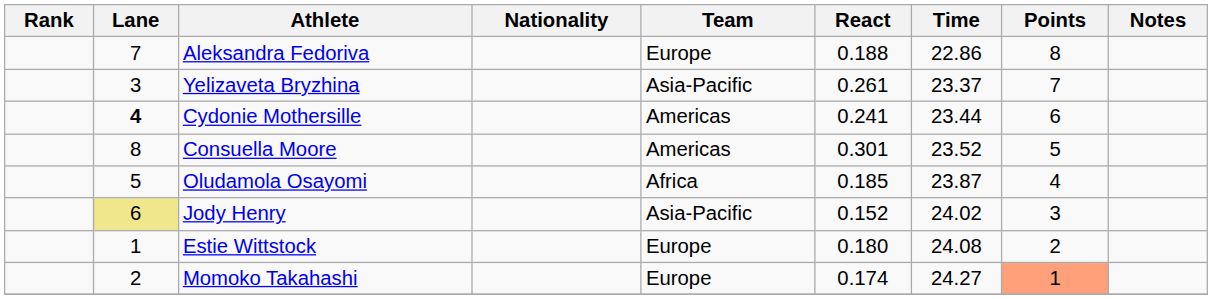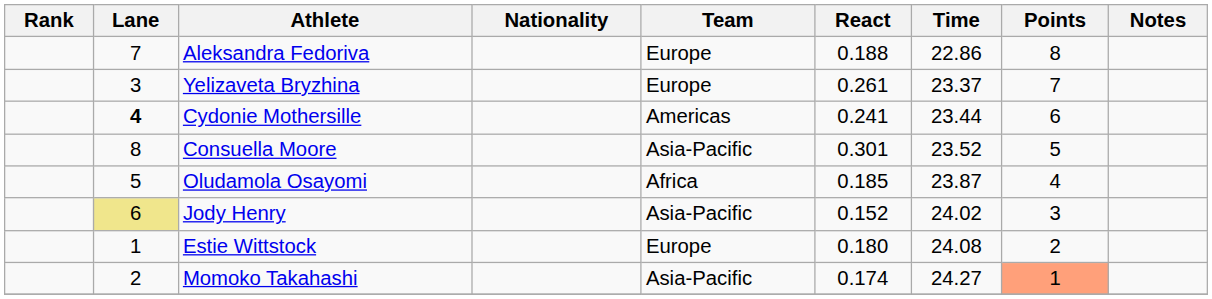(699, 85) Asia-Pacific -> (679, 85) Europe
(688, 149) Americas -> (699, 149) Asia-Pacific
(679, 278) Europe -> (699, 278) Asia-Pacific
